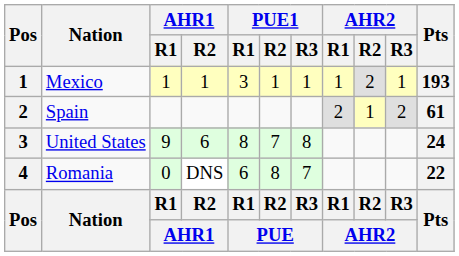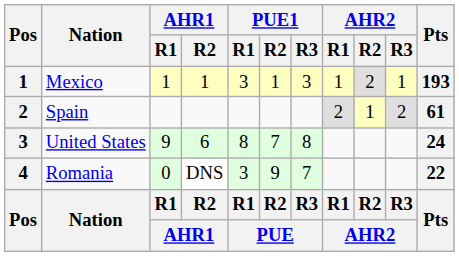(307, 80) 1 -> (307, 80) 3
(244, 173) 6 -> (244, 173) 3
(275, 173) 8 -> (275, 173) 9
